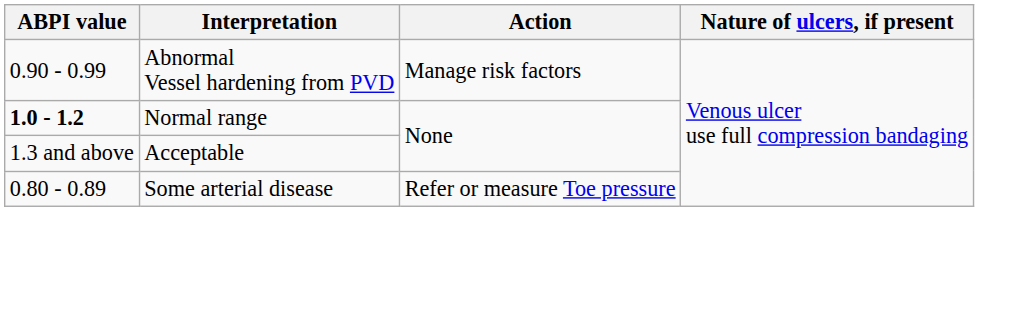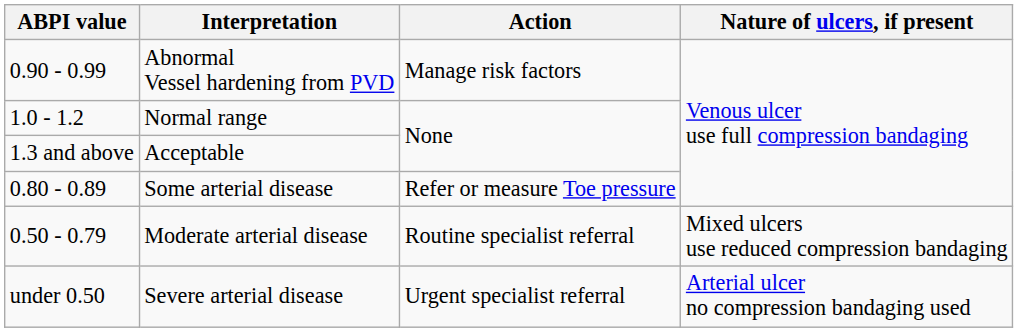(47, 117) bold -> (47, 117) normal
+ row: (256, 236)
+ row: (244, 296)
